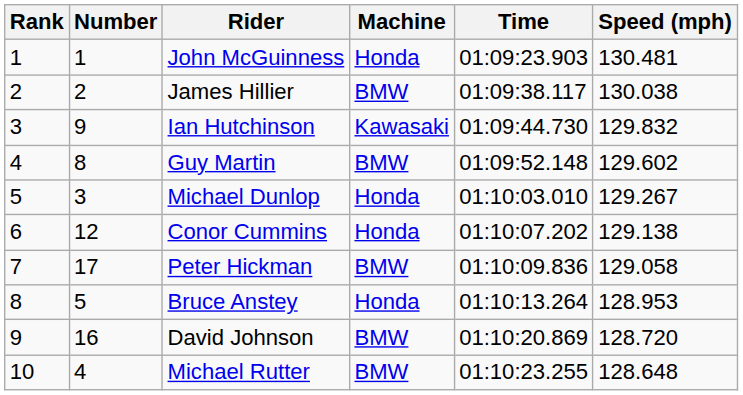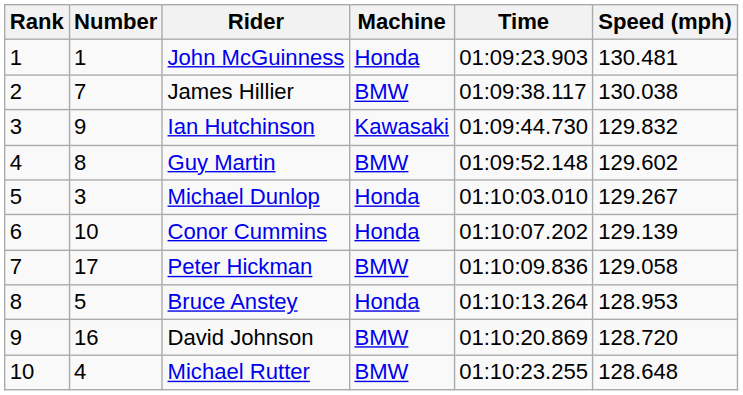(80, 92) 2 -> (80, 92) 7
(86, 232) 12 -> (86, 232) 10
(638, 232) 129.138 -> (638, 232) 129.139
